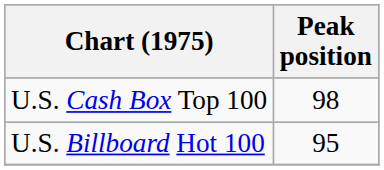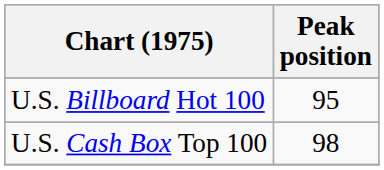rows swapped: (138, 142) <-> (139, 99)
